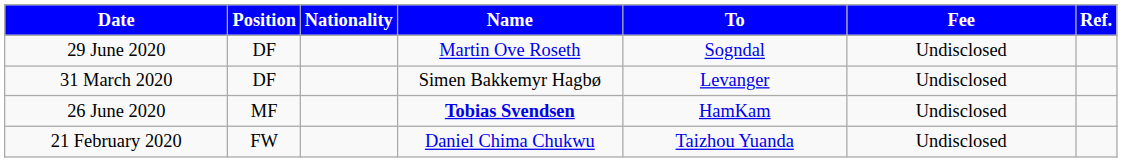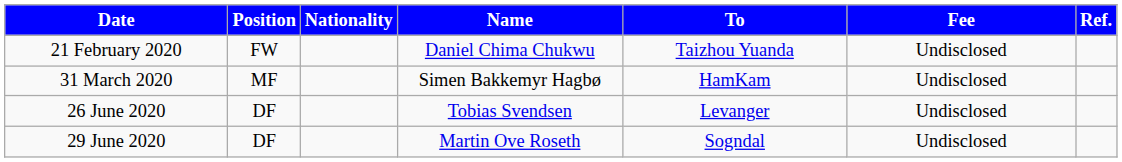rows swapped: (116, 141) <-> (116, 50)
(264, 80) DF -> (264, 80) MF
(735, 80) Levanger -> (735, 80) HamKam
(264, 111) MF -> (264, 111) DF
(510, 111) bold -> (510, 111) normal
(735, 111) HamKam -> (735, 111) Levanger
